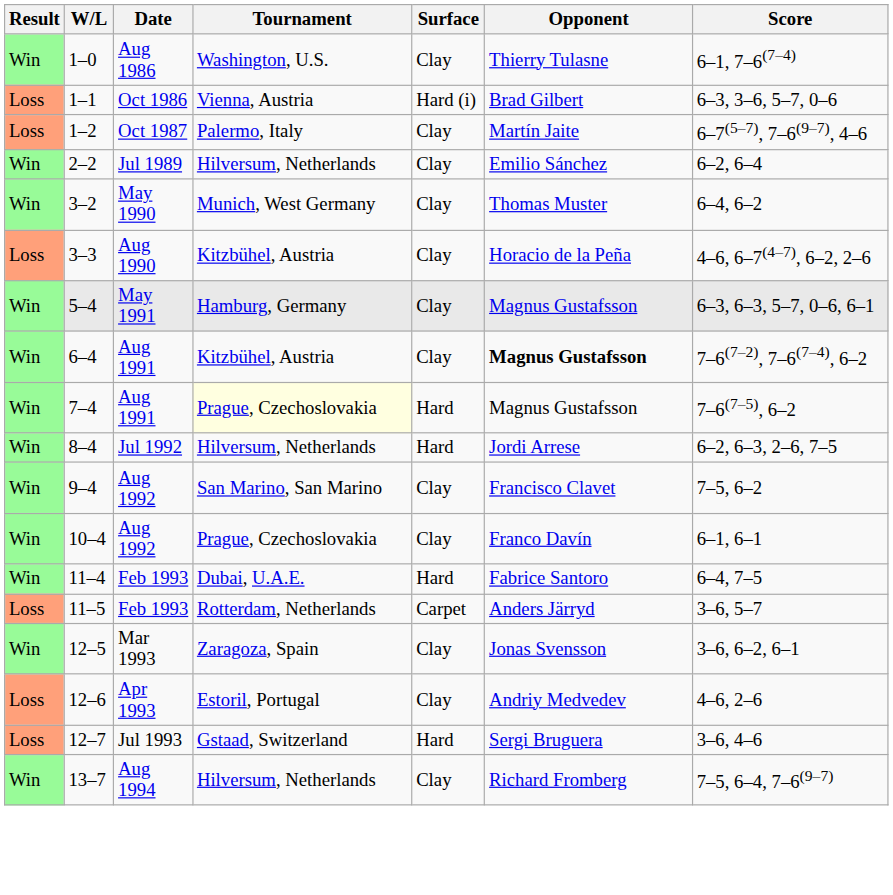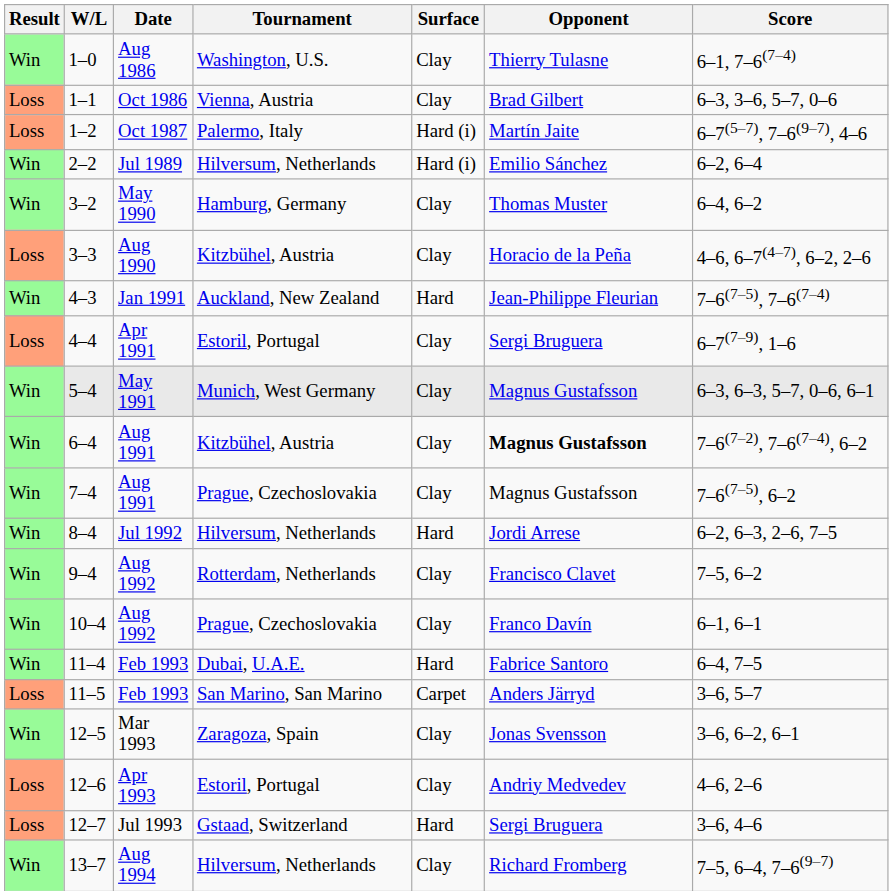(446, 99) Hard (i) -> (434, 99) Clay
(434, 131) Clay -> (446, 131) Hard (i)
(434, 164) Clay -> (446, 164) Hard (i)
(286, 204) Munich, West Germany -> (272, 204) Hamburg, Germany
+ row: (83, 297)
+ row: (83, 340)
(272, 305) Hamburg, Germany -> (286, 391) Munich, West Germany
(287, 407) lightyellow background -> (287, 492) no background
(435, 407) Hard -> (434, 492) Clay
(289, 487) San Marino, San Marino -> (286, 573) Rotterdam, Netherlands
(286, 608) Rotterdam, Netherlands -> (289, 694) San Marino, San Marino
